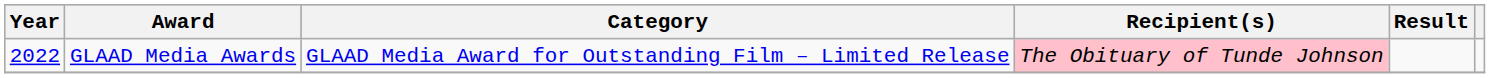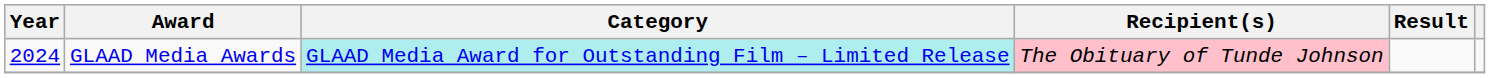(35, 56) 2022 -> (35, 56) 2024
(658, 56) no background -> (658, 56) paleturquoise background
